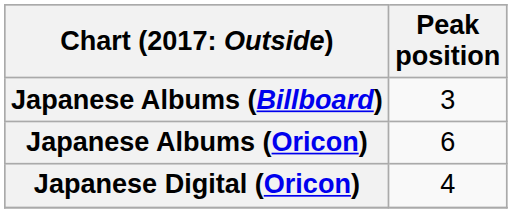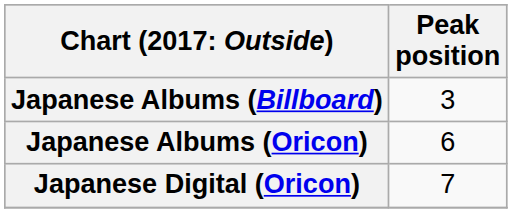(448, 185) 4 -> (448, 185) 7
